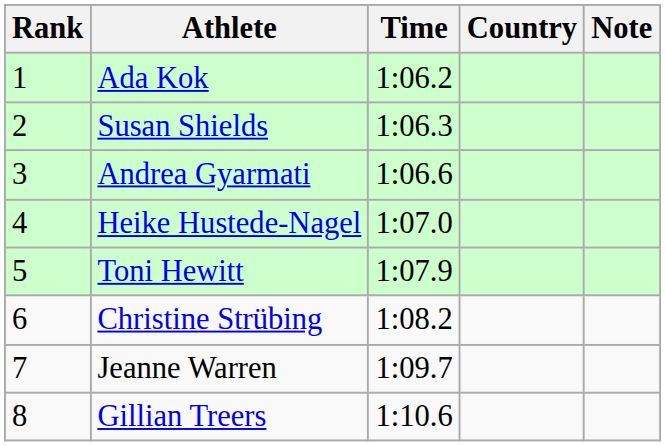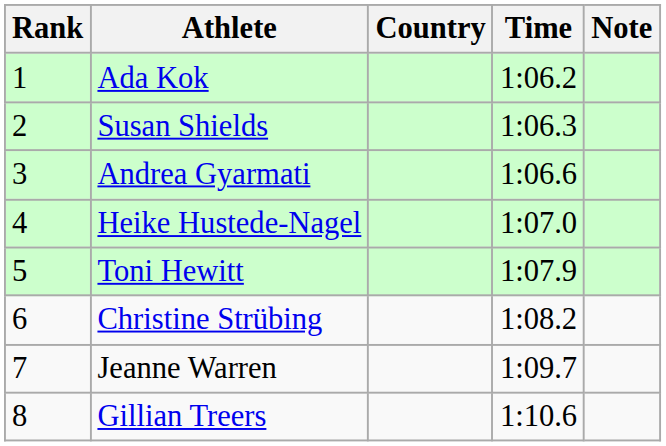columns swapped: (522, 28) <-> (414, 28)
